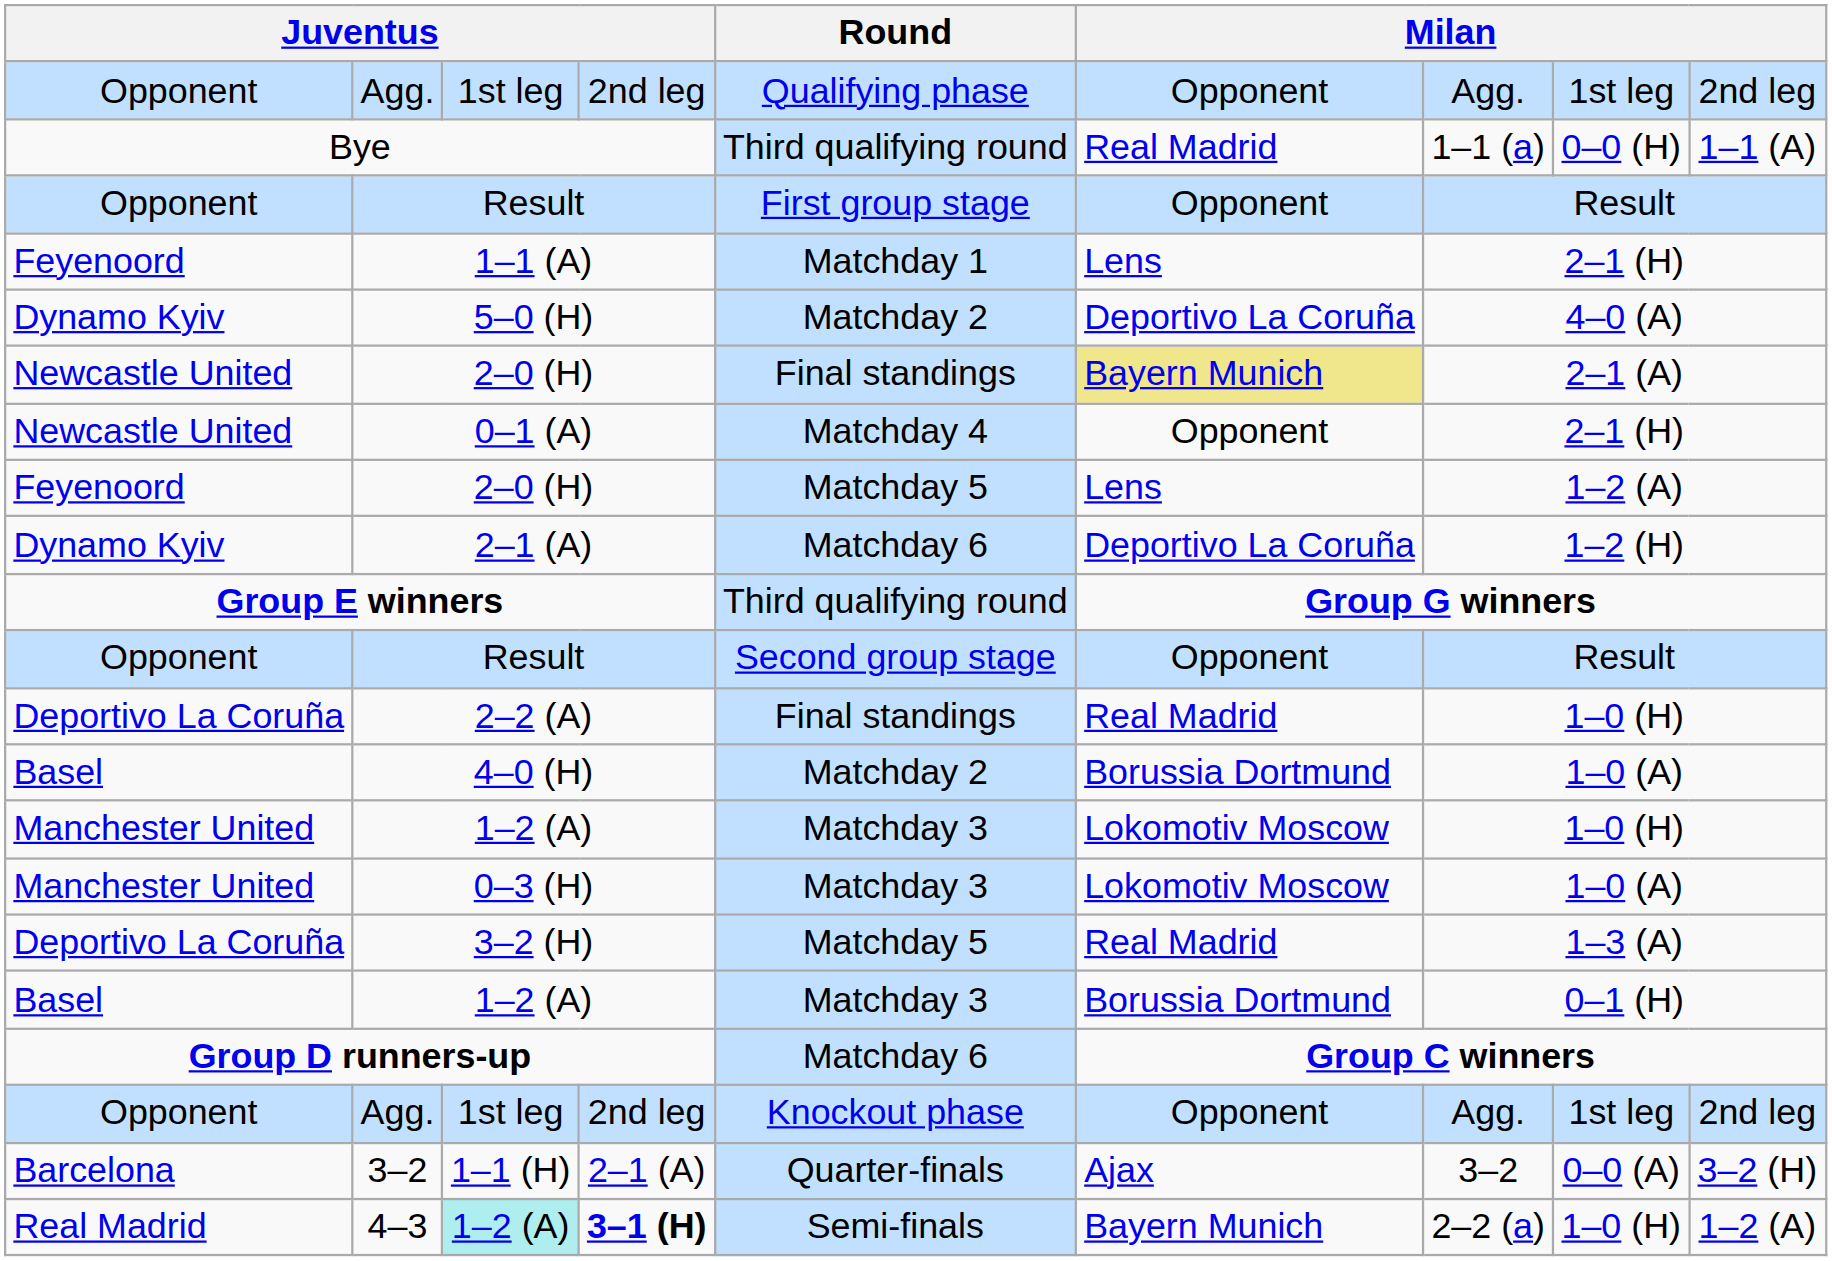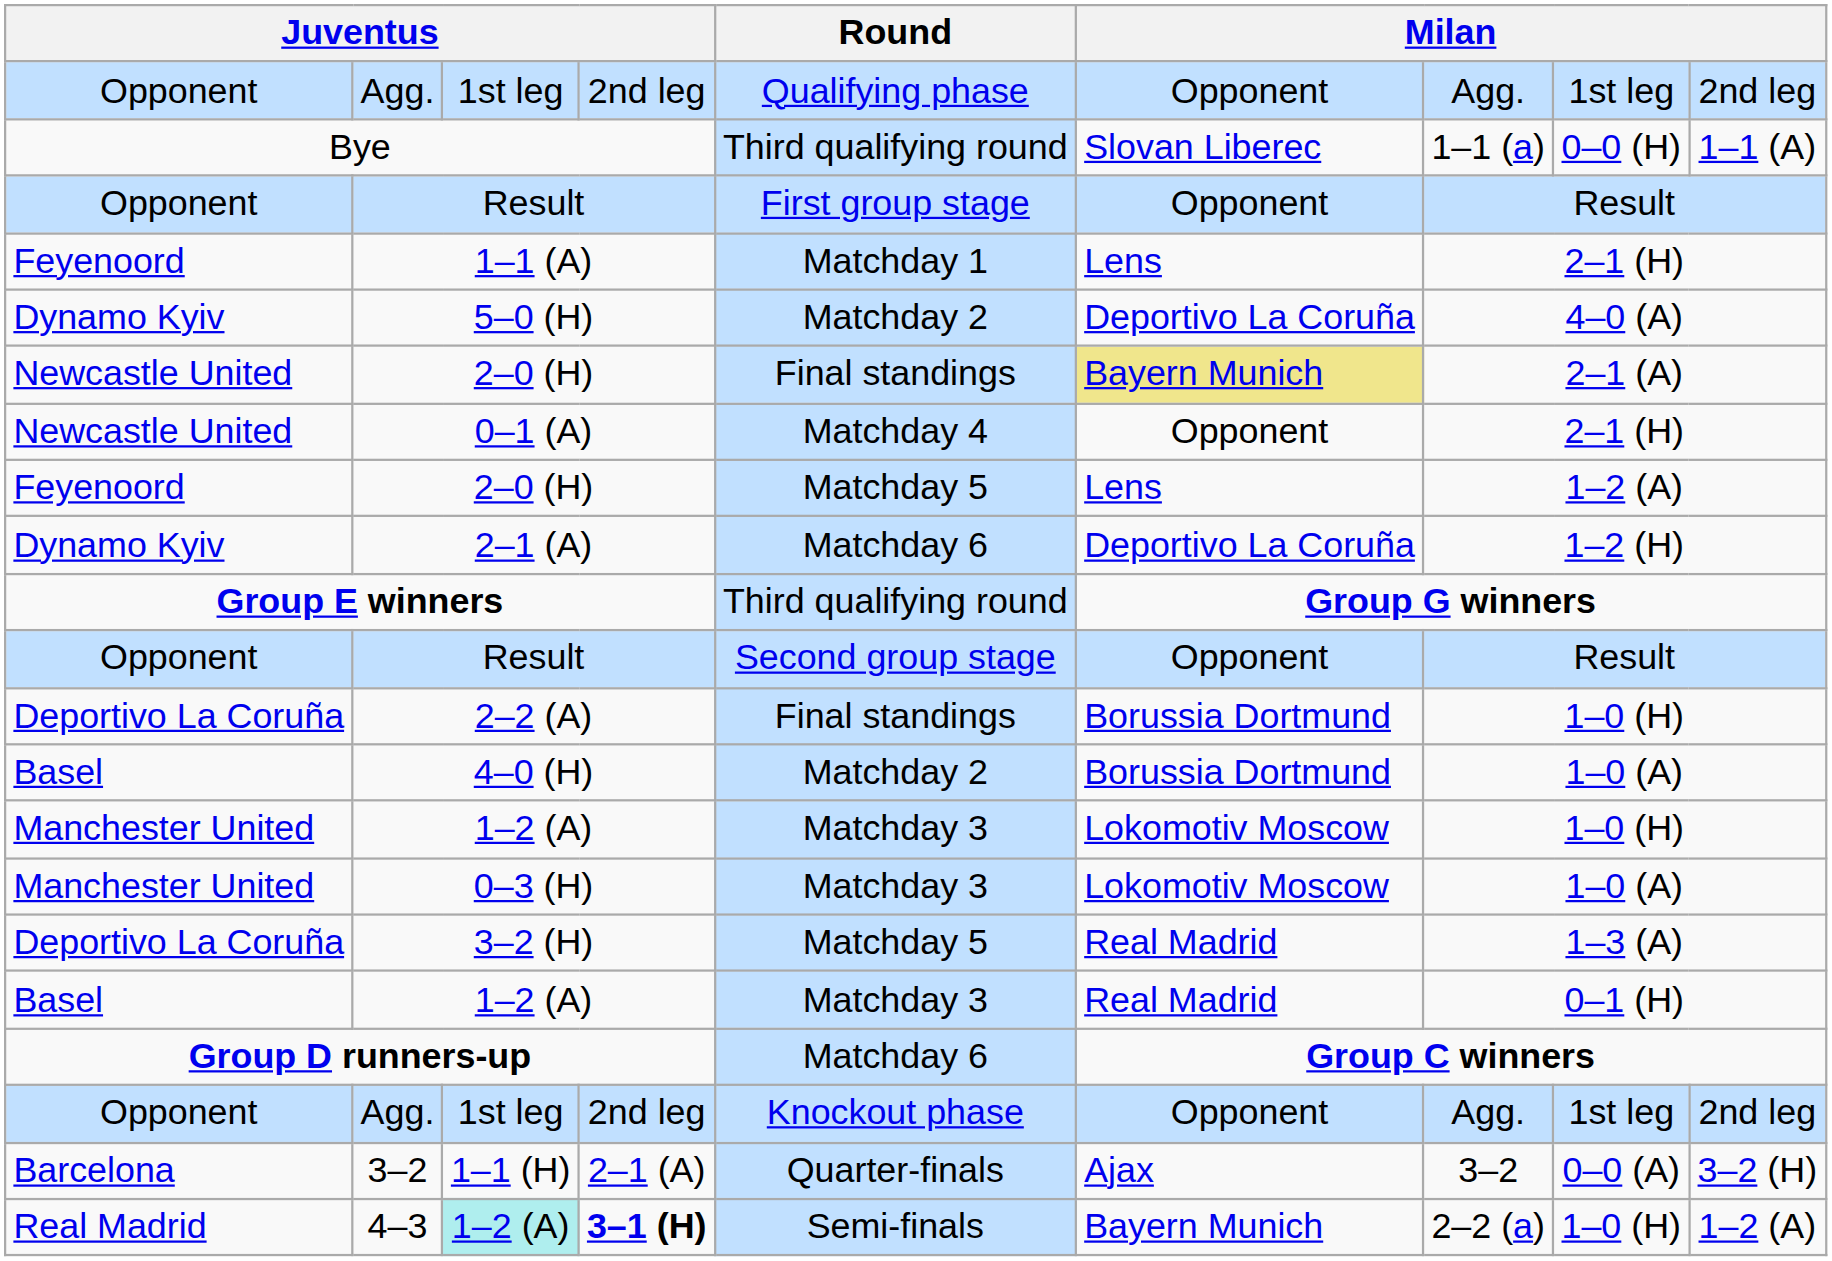(1181, 146) Real Madrid -> (1203, 146) Slovan Liberec
(1181, 715) Real Madrid -> (1238, 715) Borussia Dortmund
(1238, 999) Borussia Dortmund -> (1181, 999) Real Madrid
